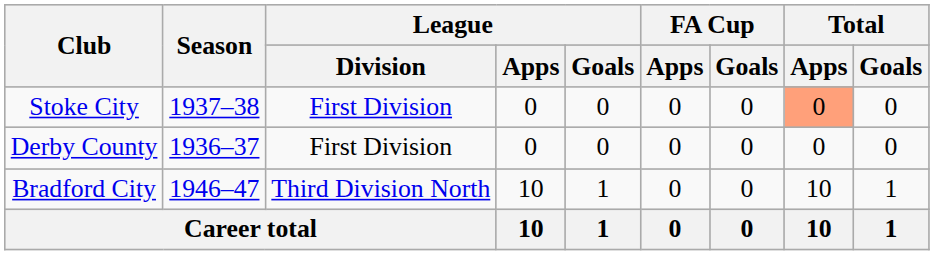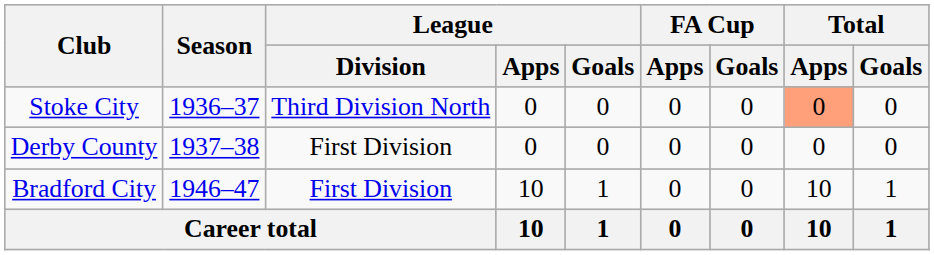(214, 106) 1937–38 -> (214, 106) 1936–37
(381, 106) First Division -> (381, 106) Third Division North
(214, 147) 1936–37 -> (214, 147) 1937–38
(381, 188) Third Division North -> (381, 188) First Division
